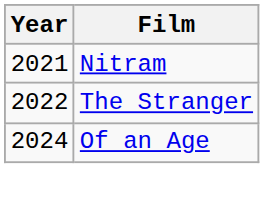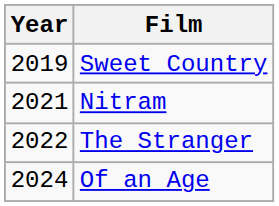+ row: (174, 64)
